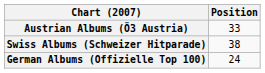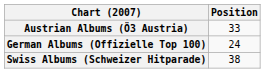rows swapped: (106, 60) <-> (106, 44)
